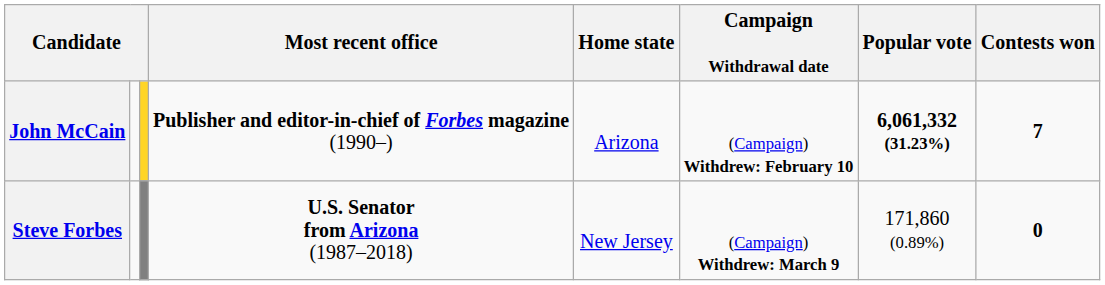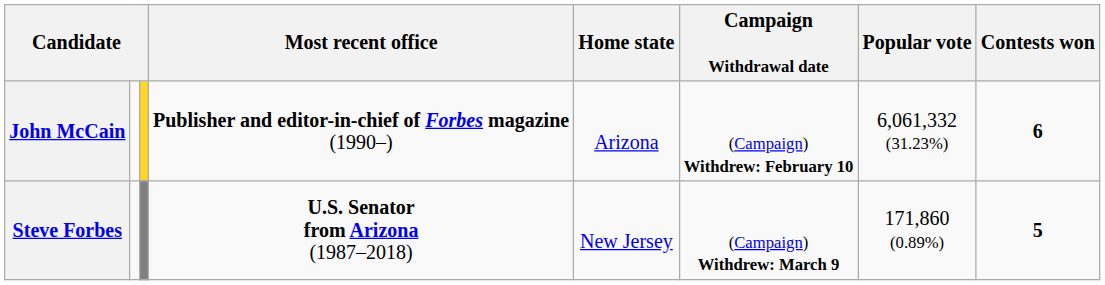(917, 130) bold -> (917, 130) normal
(1038, 130) 7 -> (1038, 130) 6
(1038, 230) 0 -> (1038, 230) 5
